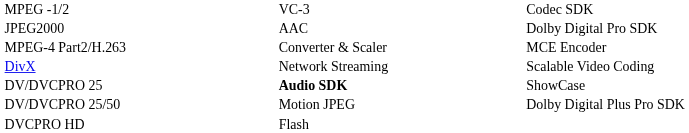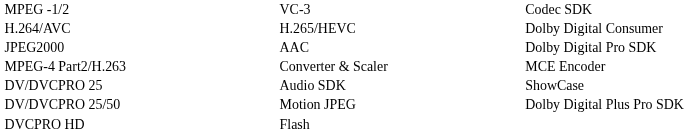+ row: (38, 28)
- row: (20, 66)
(313, 86) bold -> (313, 86) normal
